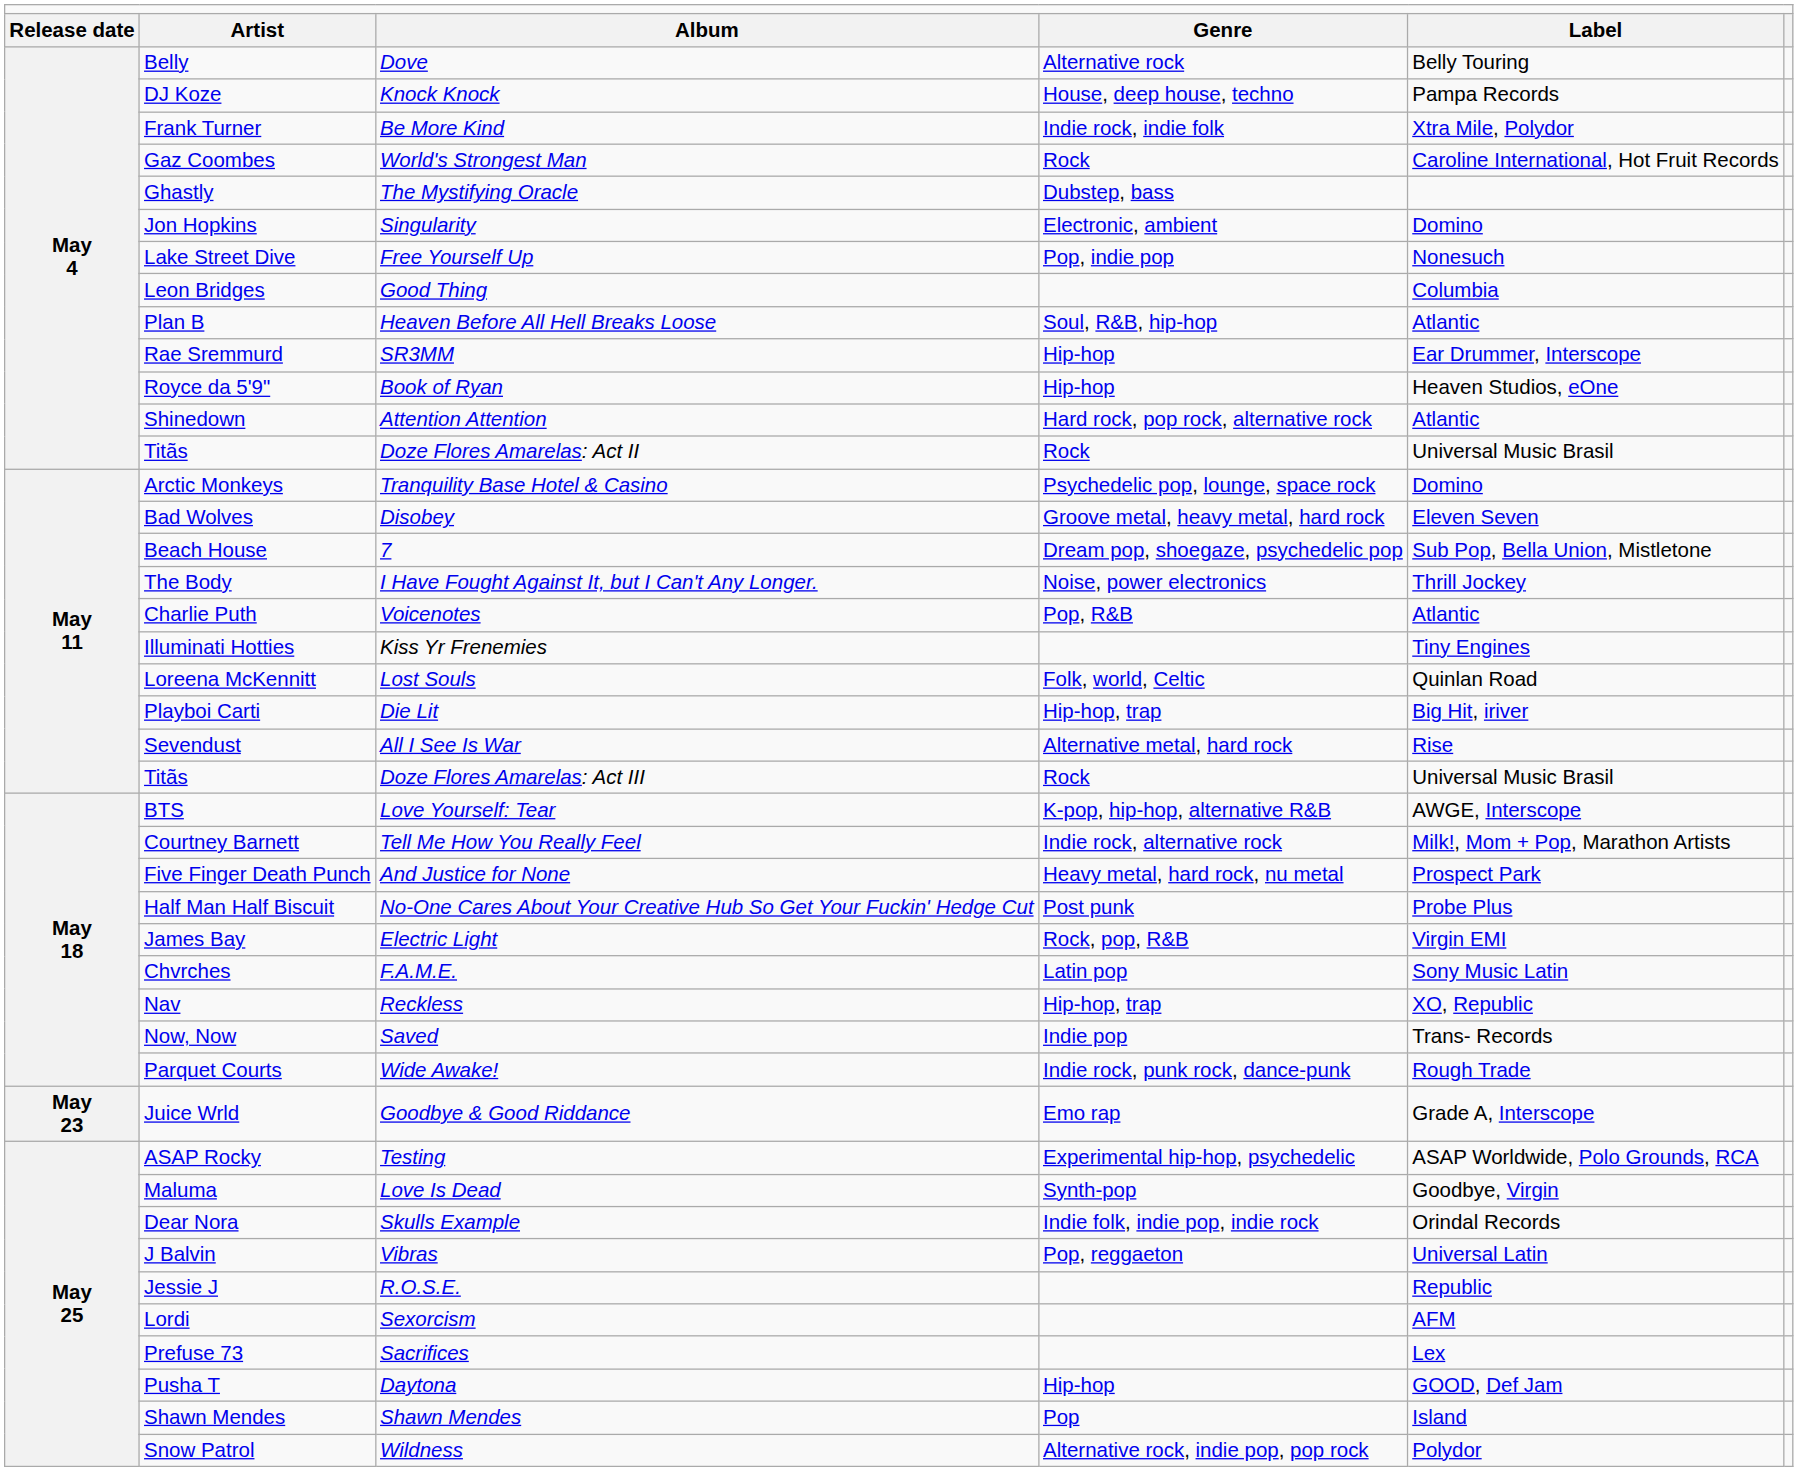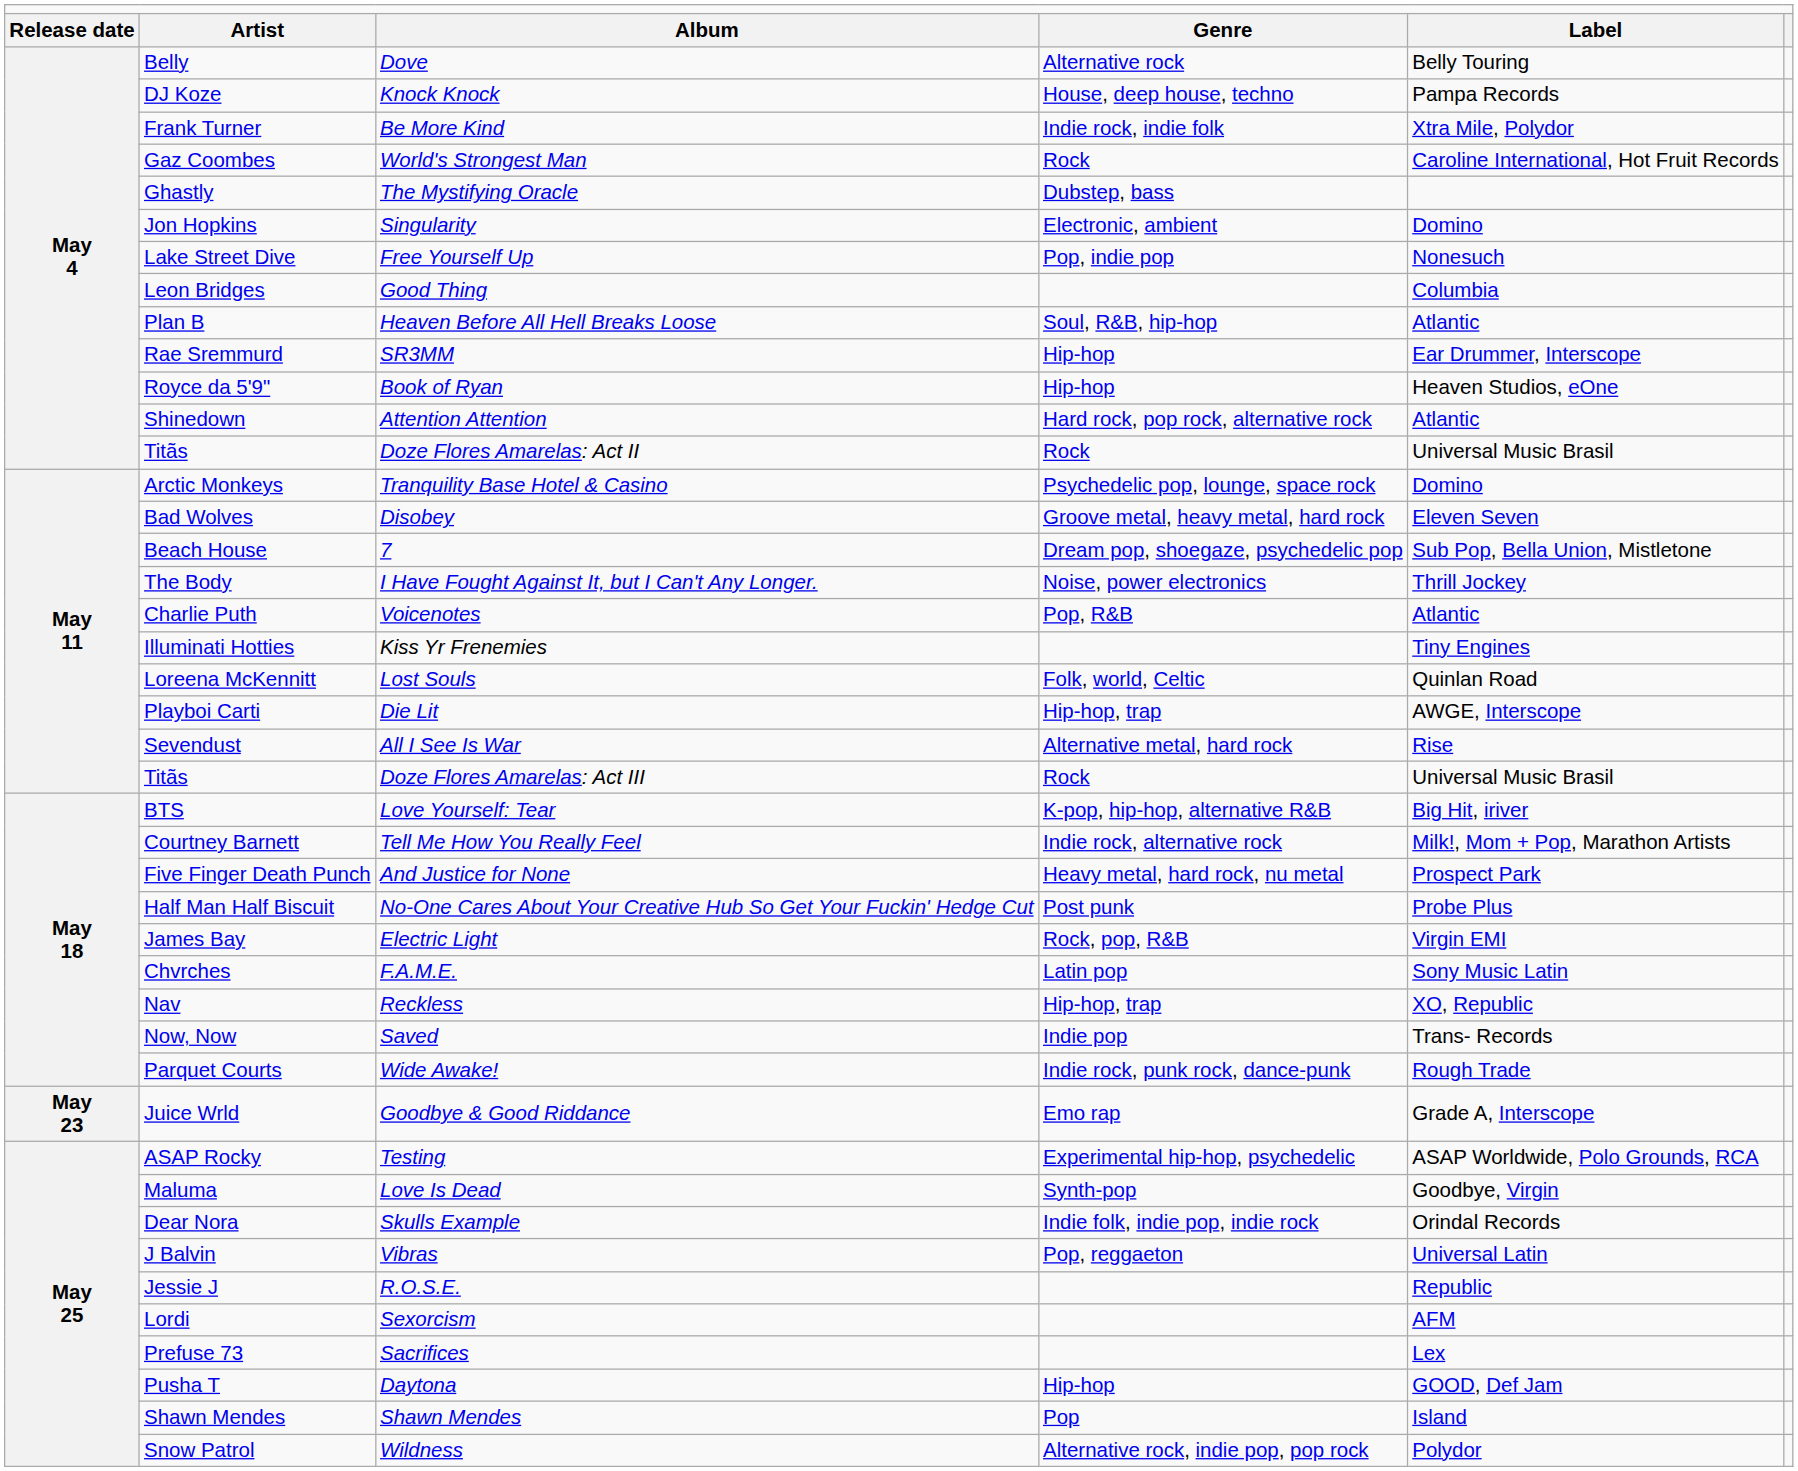(1470, 712) Big Hit, iriver -> (1497, 712) AWGE, Interscope
(1497, 809) AWGE, Interscope -> (1470, 809) Big Hit, iriver
